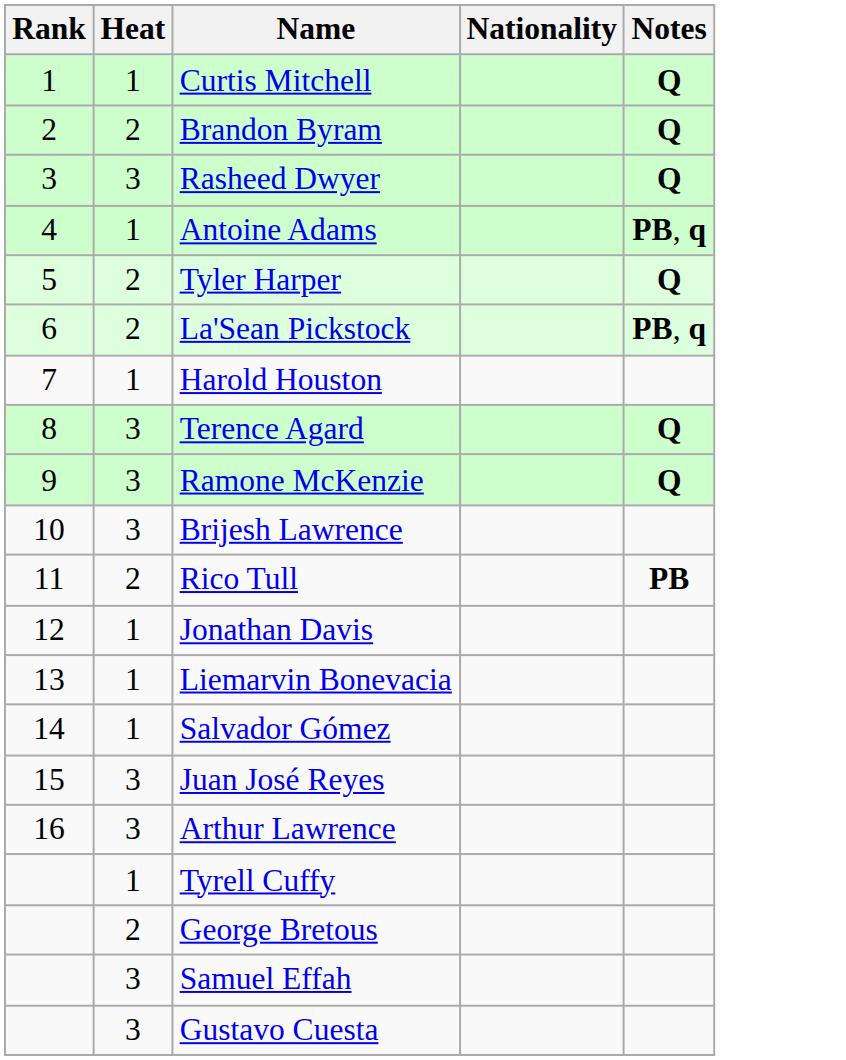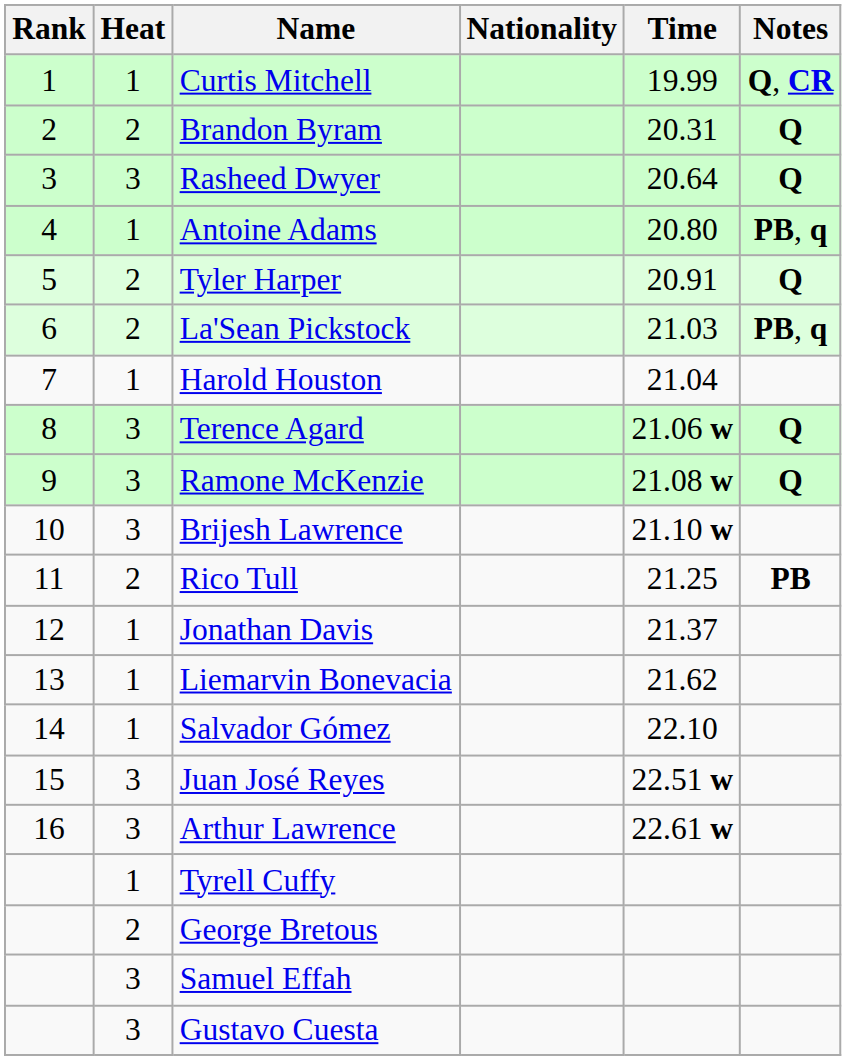+ column: (682, 29)
(669, 79) Q -> (791, 79) Q, CR
